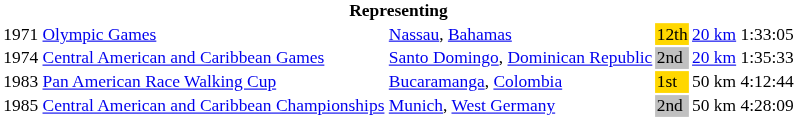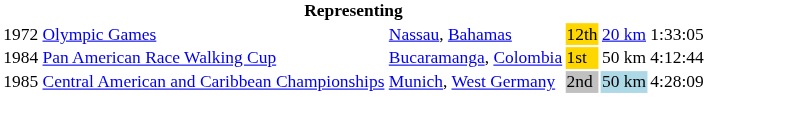(21, 34) 1971 -> (21, 34) 1972
- row: (183, 57)
(21, 81) 1983 -> (21, 57) 1984
(714, 105) no background -> (624, 81) lightblue background
